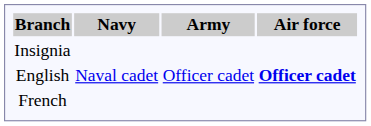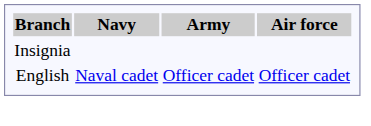(307, 75) bold -> (304, 75) normal
- row: (42, 100)
